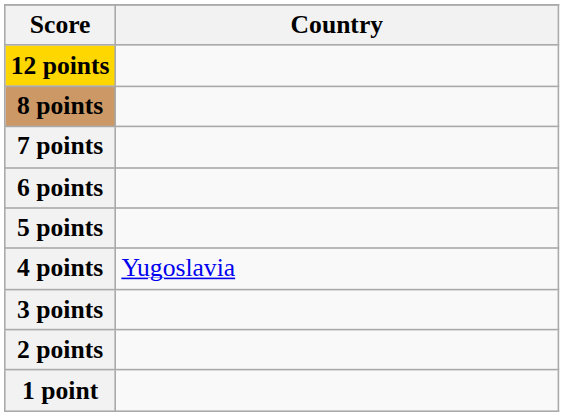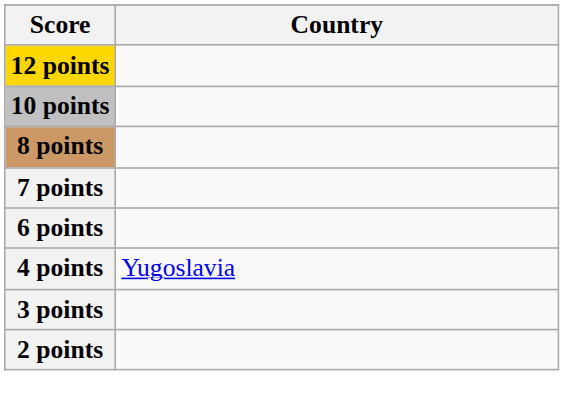+ row: (60, 106)
- row: (60, 227)
- row: (60, 390)
